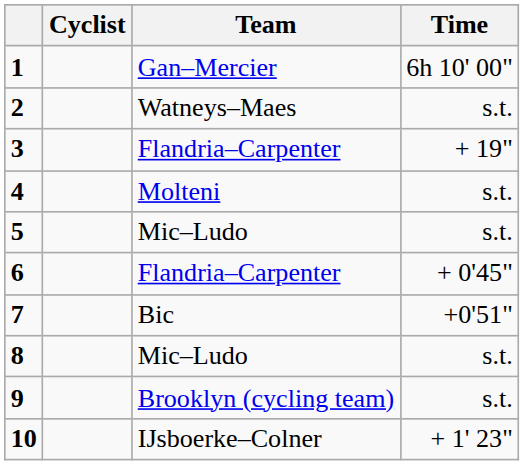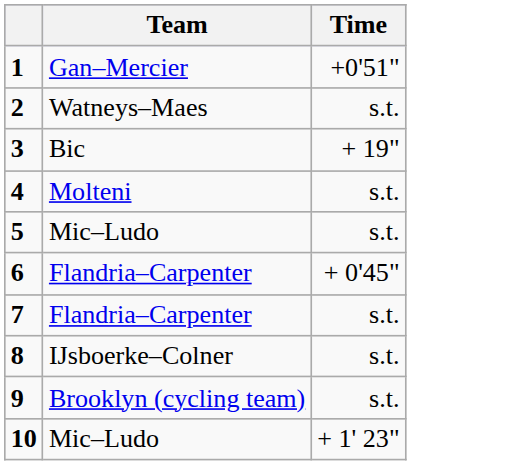- column: (87, 25)
(459, 66) 6h 10' 00" -> (365, 66) +0'51"
(239, 149) Flandria–Carpenter -> (67, 149) Bic
(156, 314) Bic -> (150, 314) Flandria–Carpenter
(478, 314) +0'51" -> (384, 314) s.t.
(193, 356) Mic–Ludo -> (141, 356) IJsboerke–Colner
(230, 438) IJsboerke–Colner -> (104, 438) Mic–Ludo
